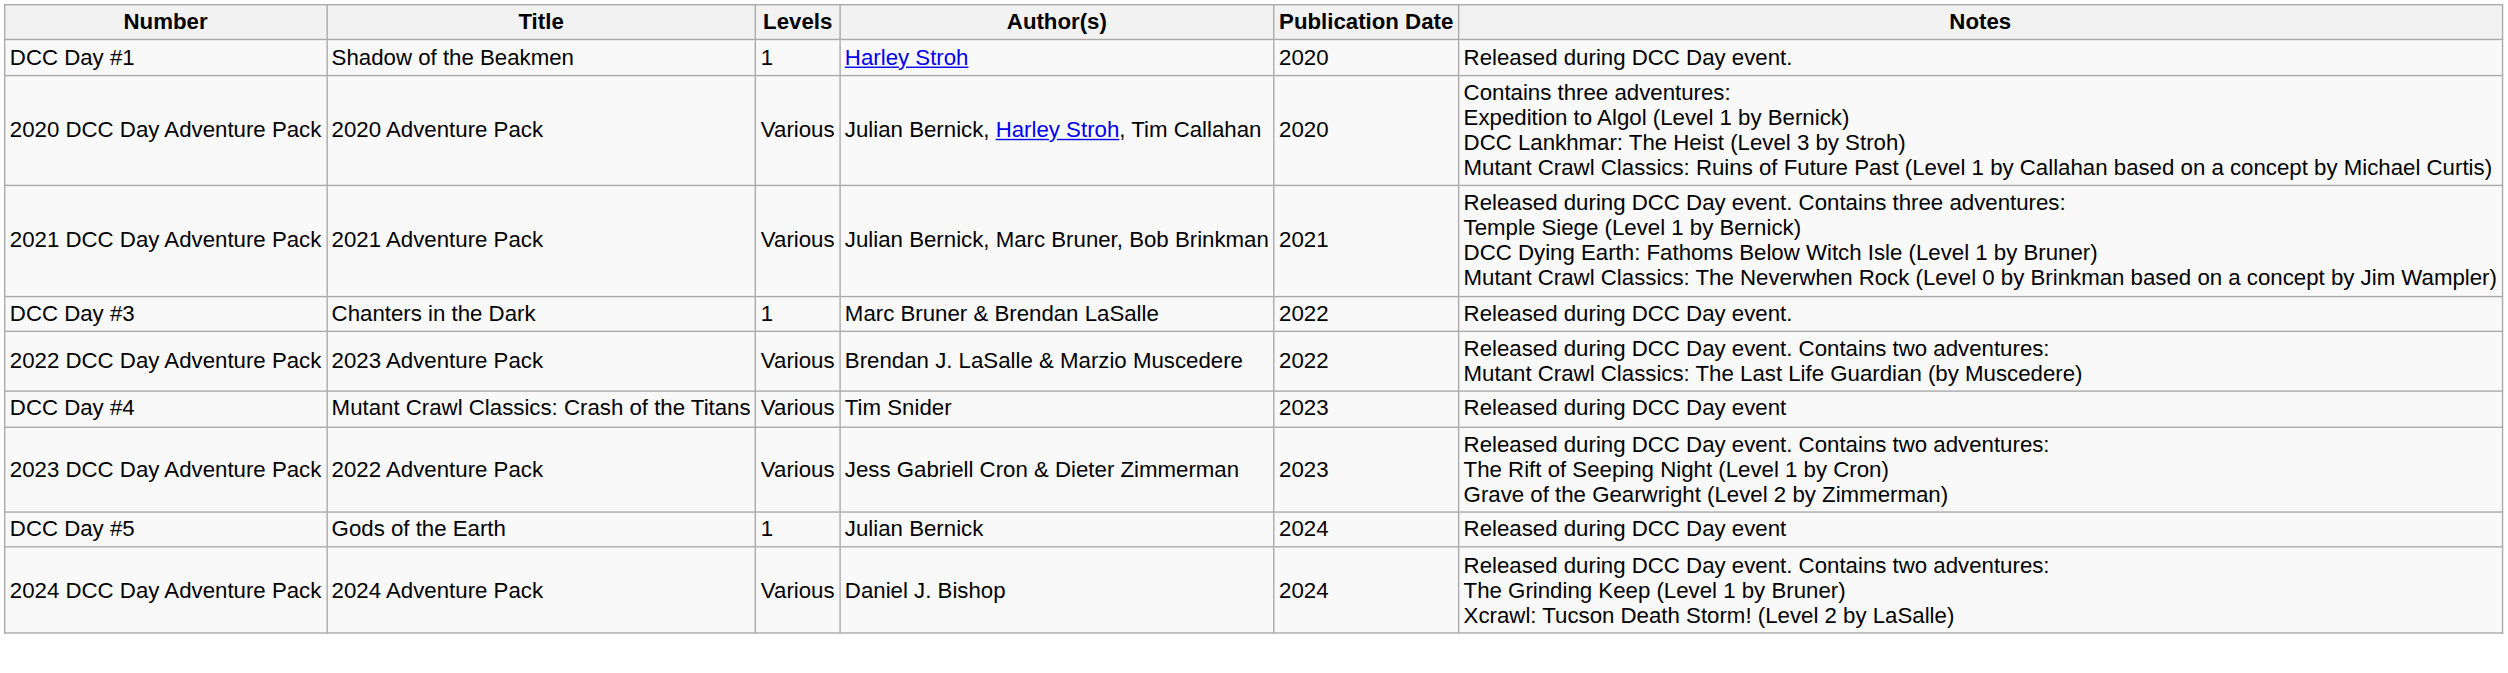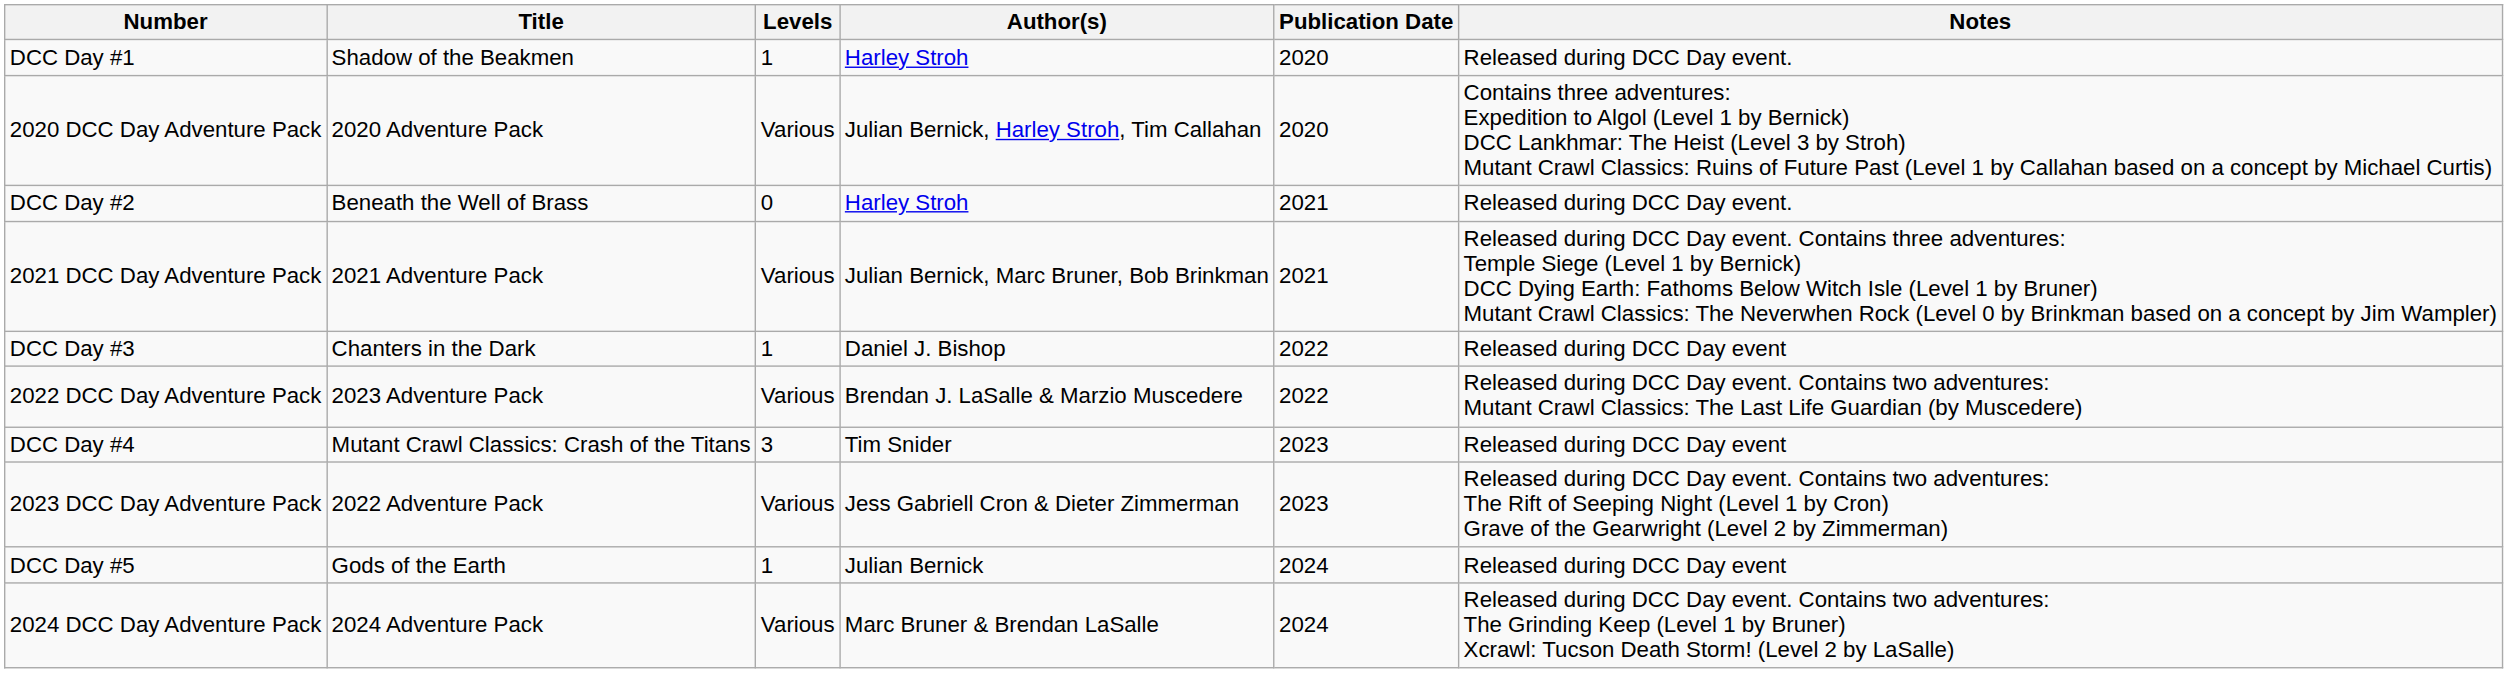+ row: (72, 203)
(1002, 313) Marc Bruner & Brendan LaSalle -> (925, 348) Daniel J. Bishop
(1628, 313) Released during DCC Day event. -> (1625, 348) Released during DCC Day event
(798, 408) Various -> (767, 444) 3
(925, 589) Daniel J. Bishop -> (1002, 625) Marc Bruner & Brendan LaSalle
